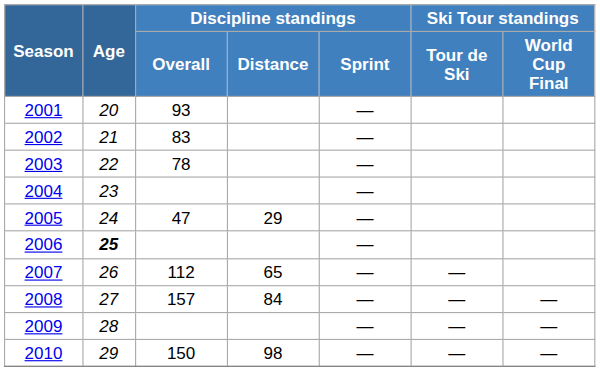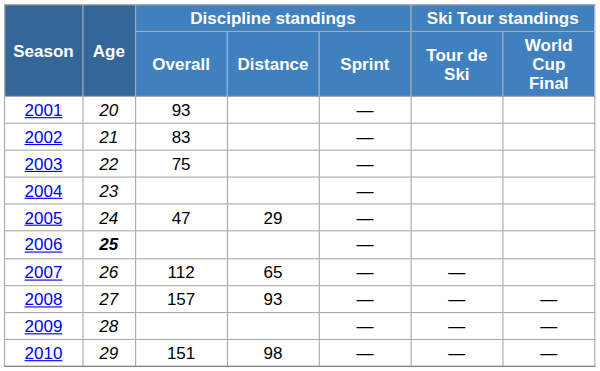(181, 164) 78 -> (181, 164) 75
(273, 299) 84 -> (273, 299) 93
(181, 353) 150 -> (181, 353) 151
